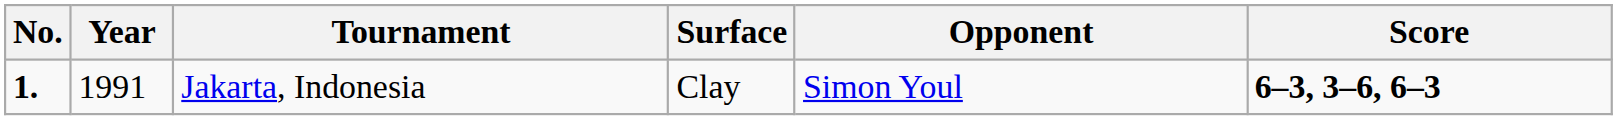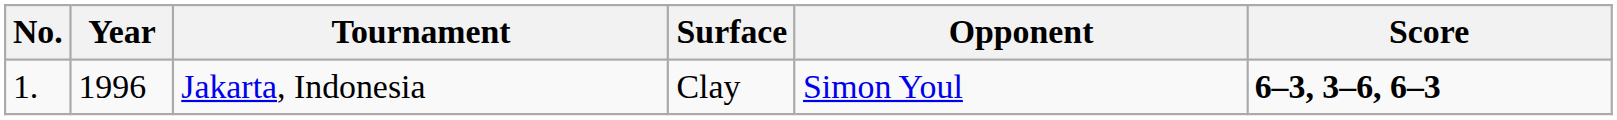(26, 86) bold -> (26, 86) normal
(112, 86) 1991 -> (112, 86) 1996
